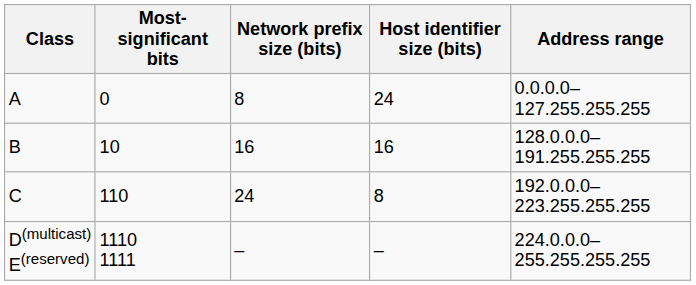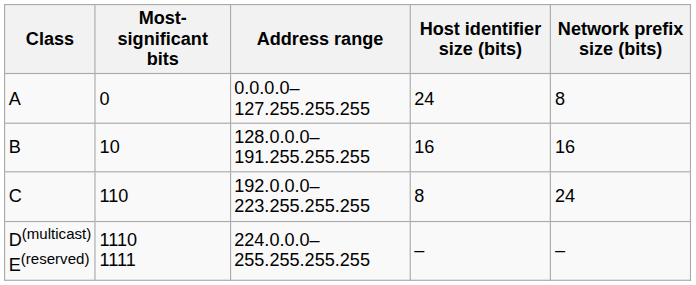columns swapped: (300, 39) <-> (600, 39)
